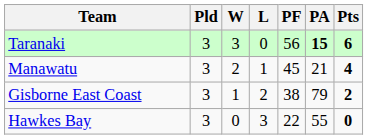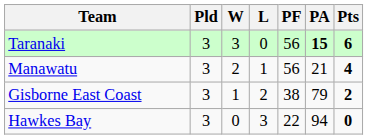(291, 69) 45 -> (291, 69) 56
(319, 120) 55 -> (319, 120) 94
